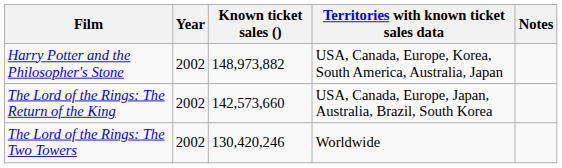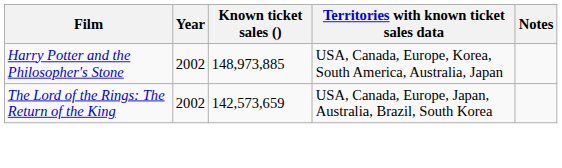(248, 63) 148,973,882 -> (248, 63) 148,973,885
(248, 103) 142,573,660 -> (248, 103) 142,573,659
- row: (86, 142)
